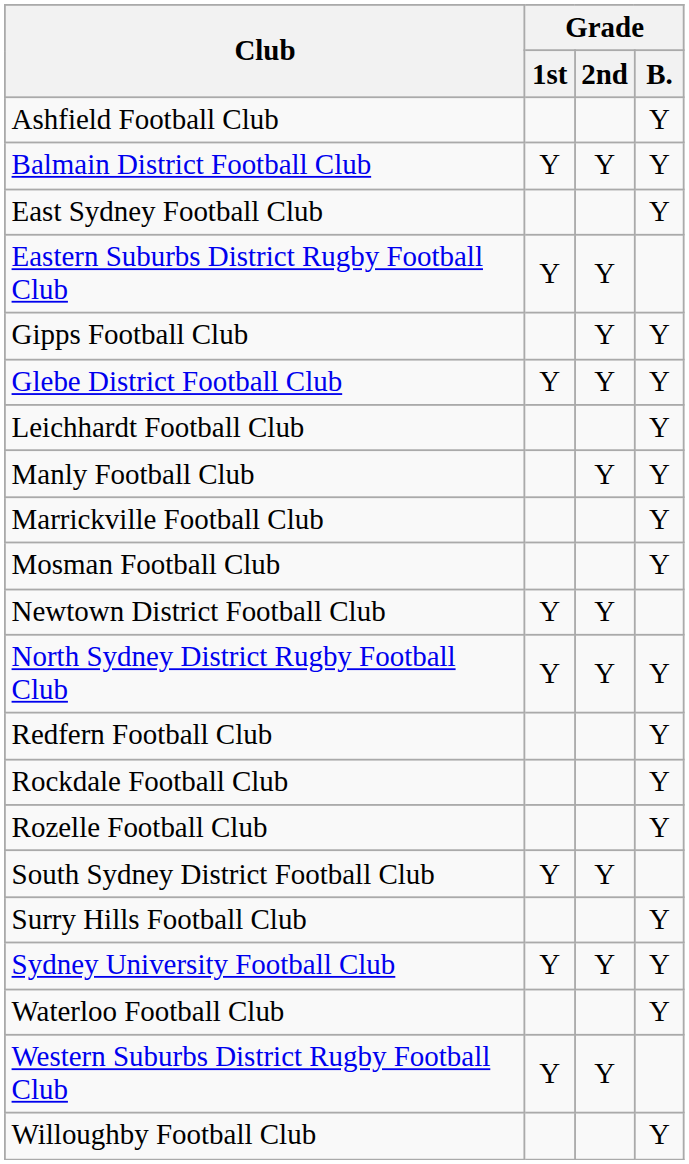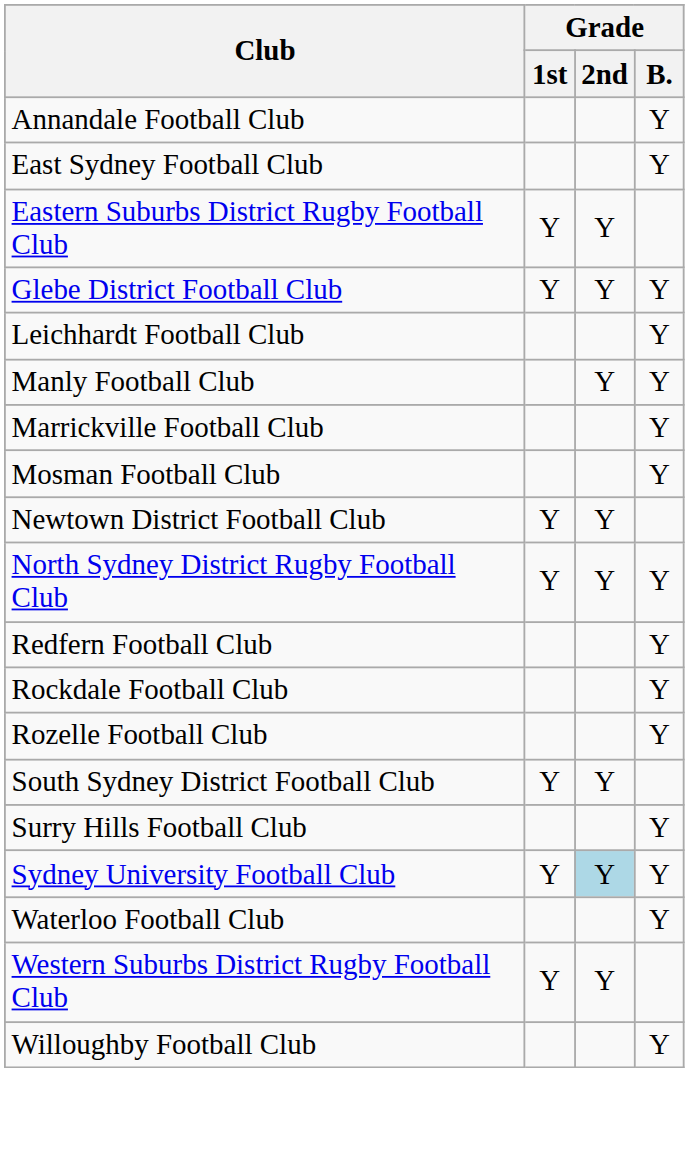+ row: (158, 119)
- row: (145, 119)
- row: (191, 165)
- row: (130, 335)
(605, 965) no background -> (605, 873) lightblue background
